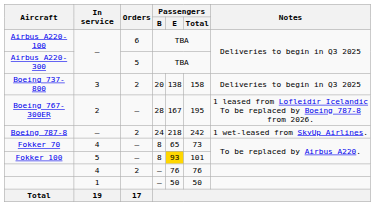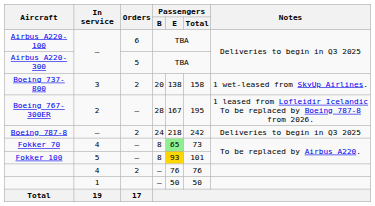(291, 84) Deliveries to begin in Q3 2025 -> (291, 84) 1 wet-leased from SkyUp Airlines.
(291, 132) 1 wet-leased from SkyUp Airlines. -> (291, 132) Deliveries to begin in Q3 2025
(175, 145) no background -> (175, 145) lightgreen background
